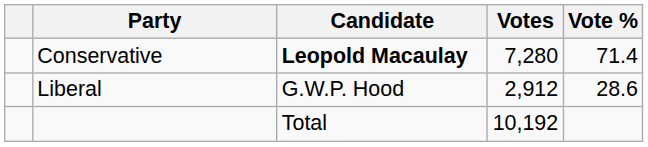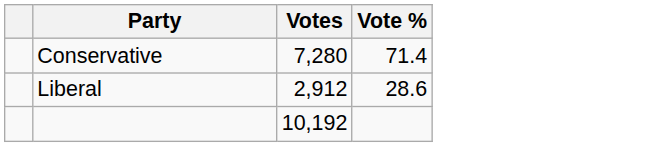- column: (382, 21)
